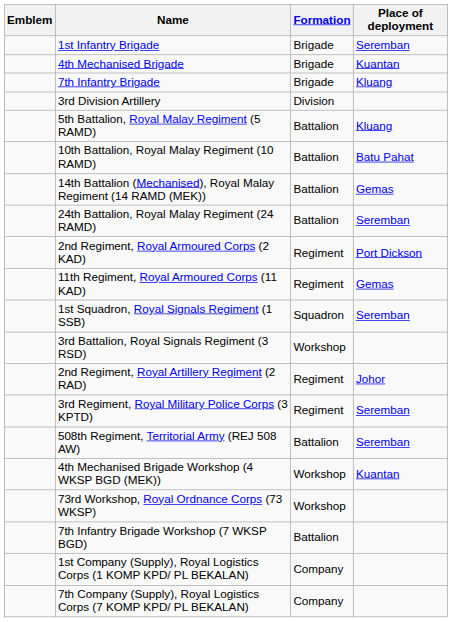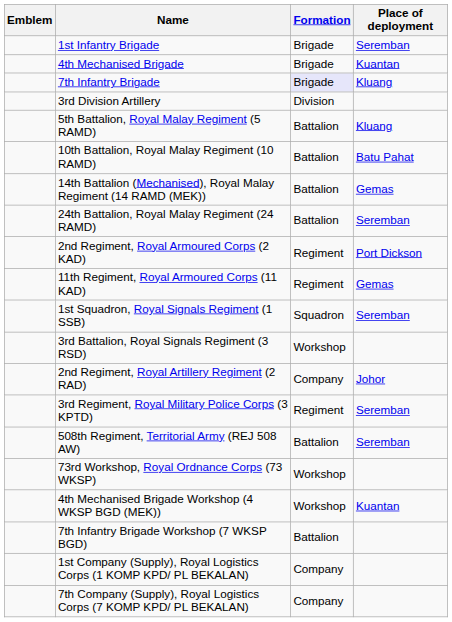(314, 82) no background -> (314, 82) lavender background
(318, 379) Regiment -> (318, 379) Company
rows swapped: (170, 506) <-> (155, 474)
